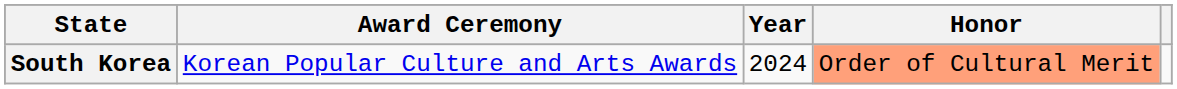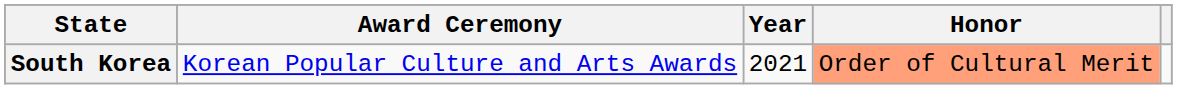(778, 64) 2024 -> (778, 64) 2021
